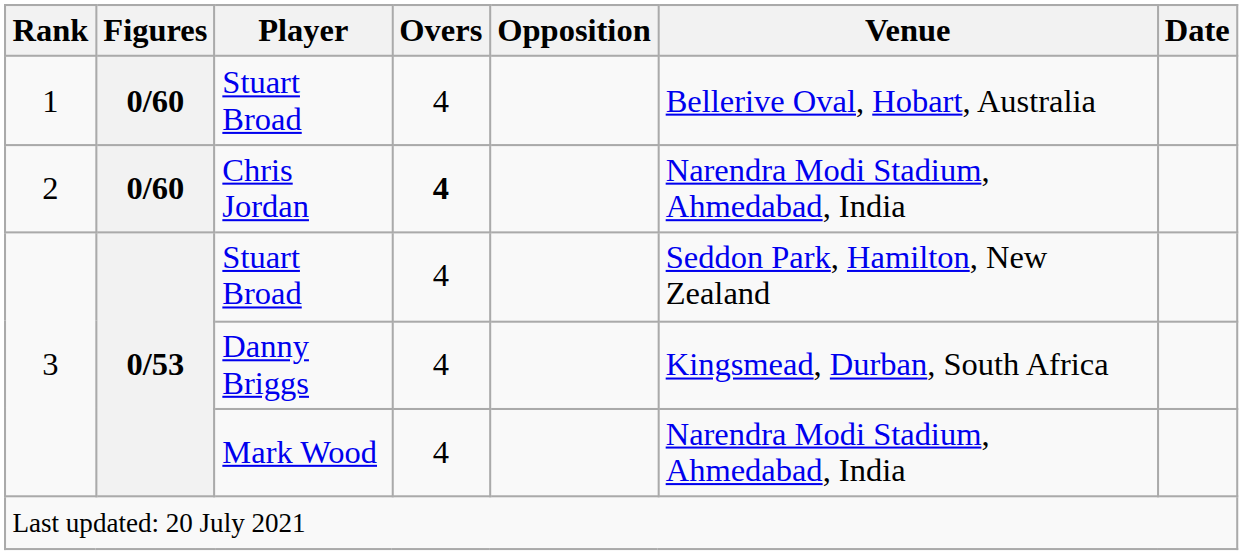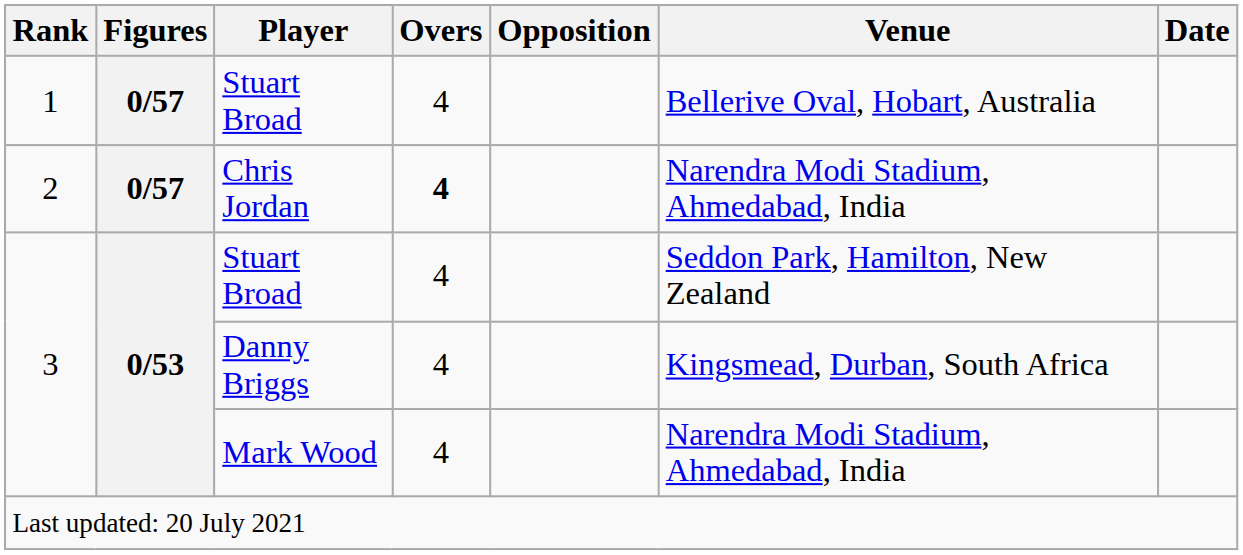(155, 100) 0/60 -> (155, 100) 0/57
(155, 188) 0/60 -> (155, 188) 0/57
